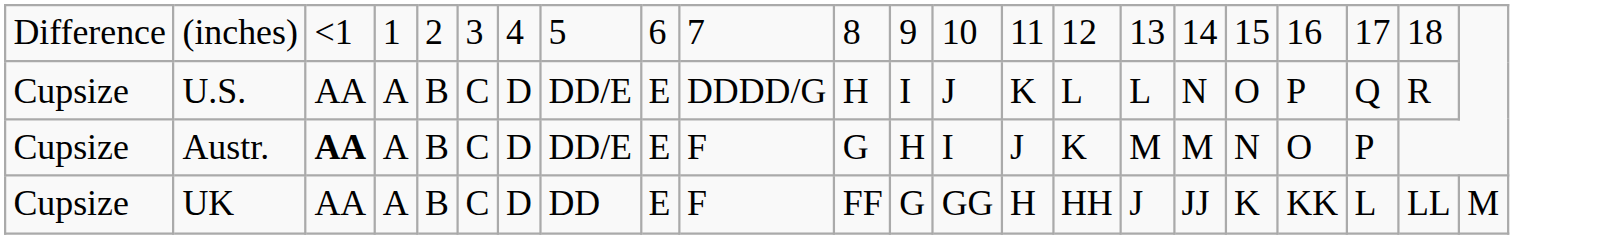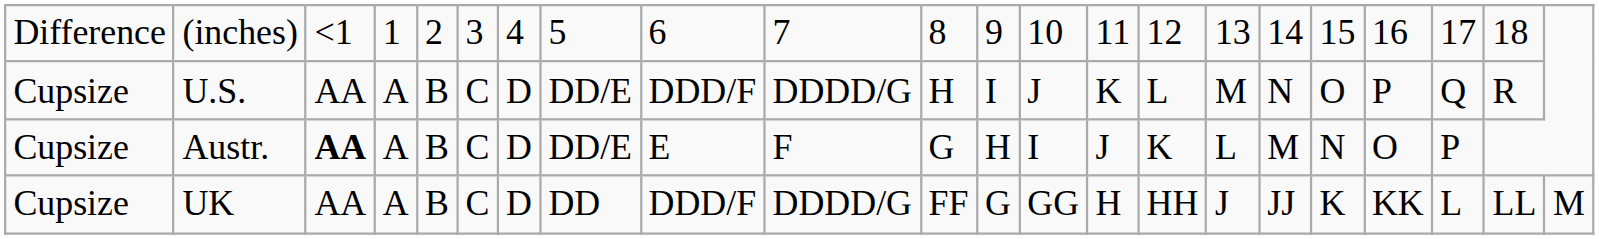(659, 89) E -> (702, 89) DDD/F
(1140, 89) L -> (1231, 89) M
(1145, 146) M -> (1226, 146) L
(659, 203) E -> (702, 203) DDD/F
(697, 203) F -> (842, 203) DDDD/G
